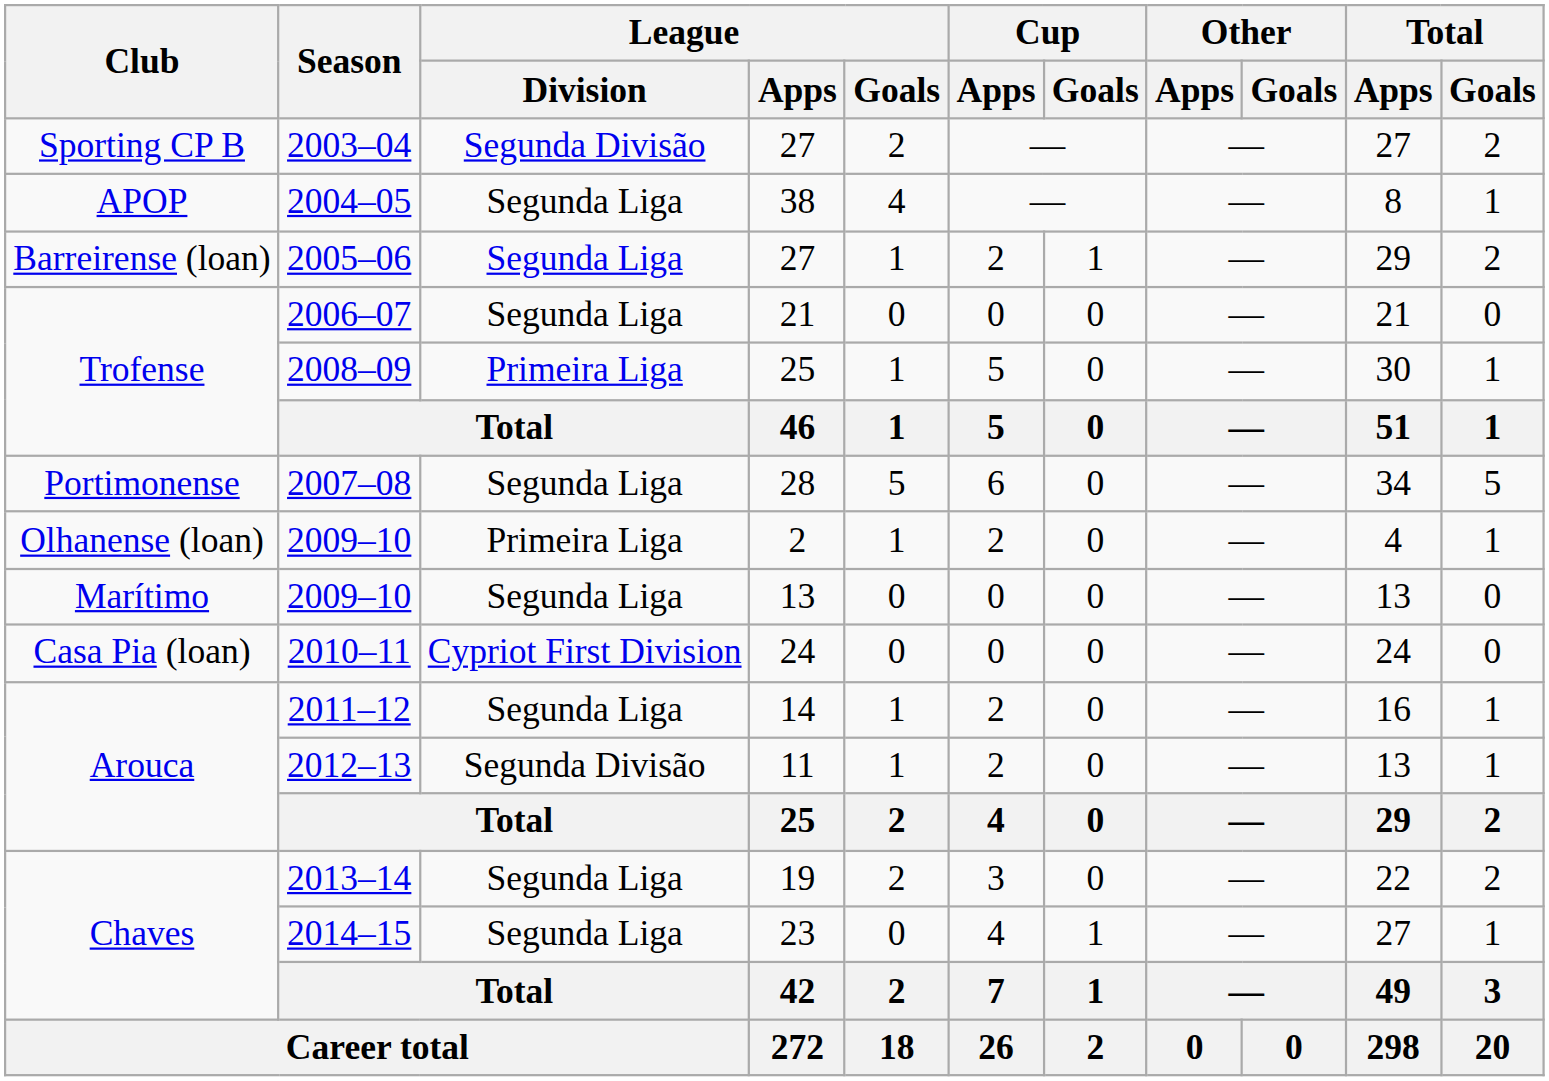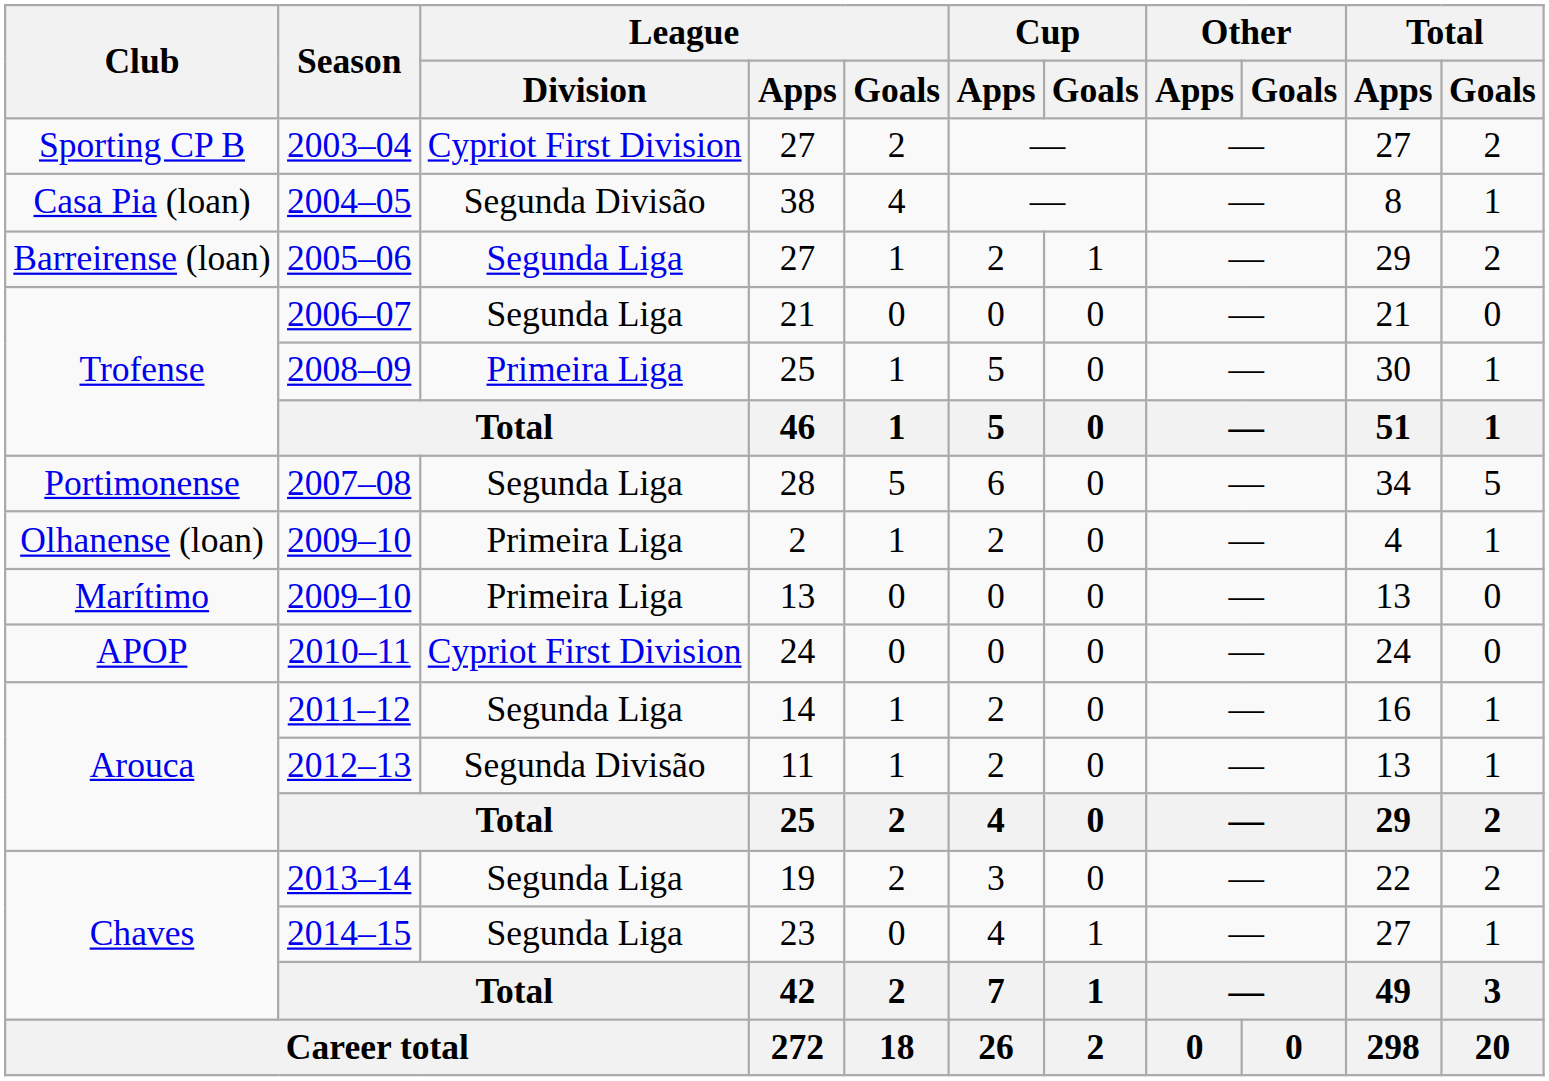(585, 145) Segunda Divisão -> (585, 145) Cypriot First Division
(142, 201) APOP -> (142, 201) Casa Pia (loan)
(585, 201) Segunda Liga -> (585, 201) Segunda Divisão
(585, 595) Segunda Liga -> (585, 595) Primeira Liga
(142, 652) Casa Pia (loan) -> (142, 652) APOP
